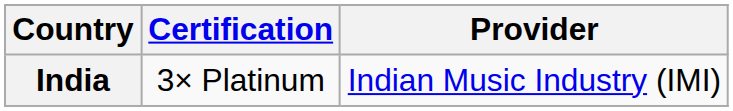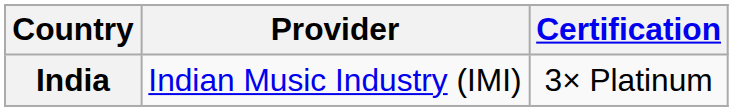columns swapped: (534, 29) <-> (241, 29)
